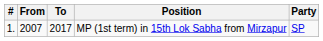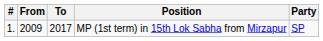(31, 28) 2007 -> (31, 28) 2009
